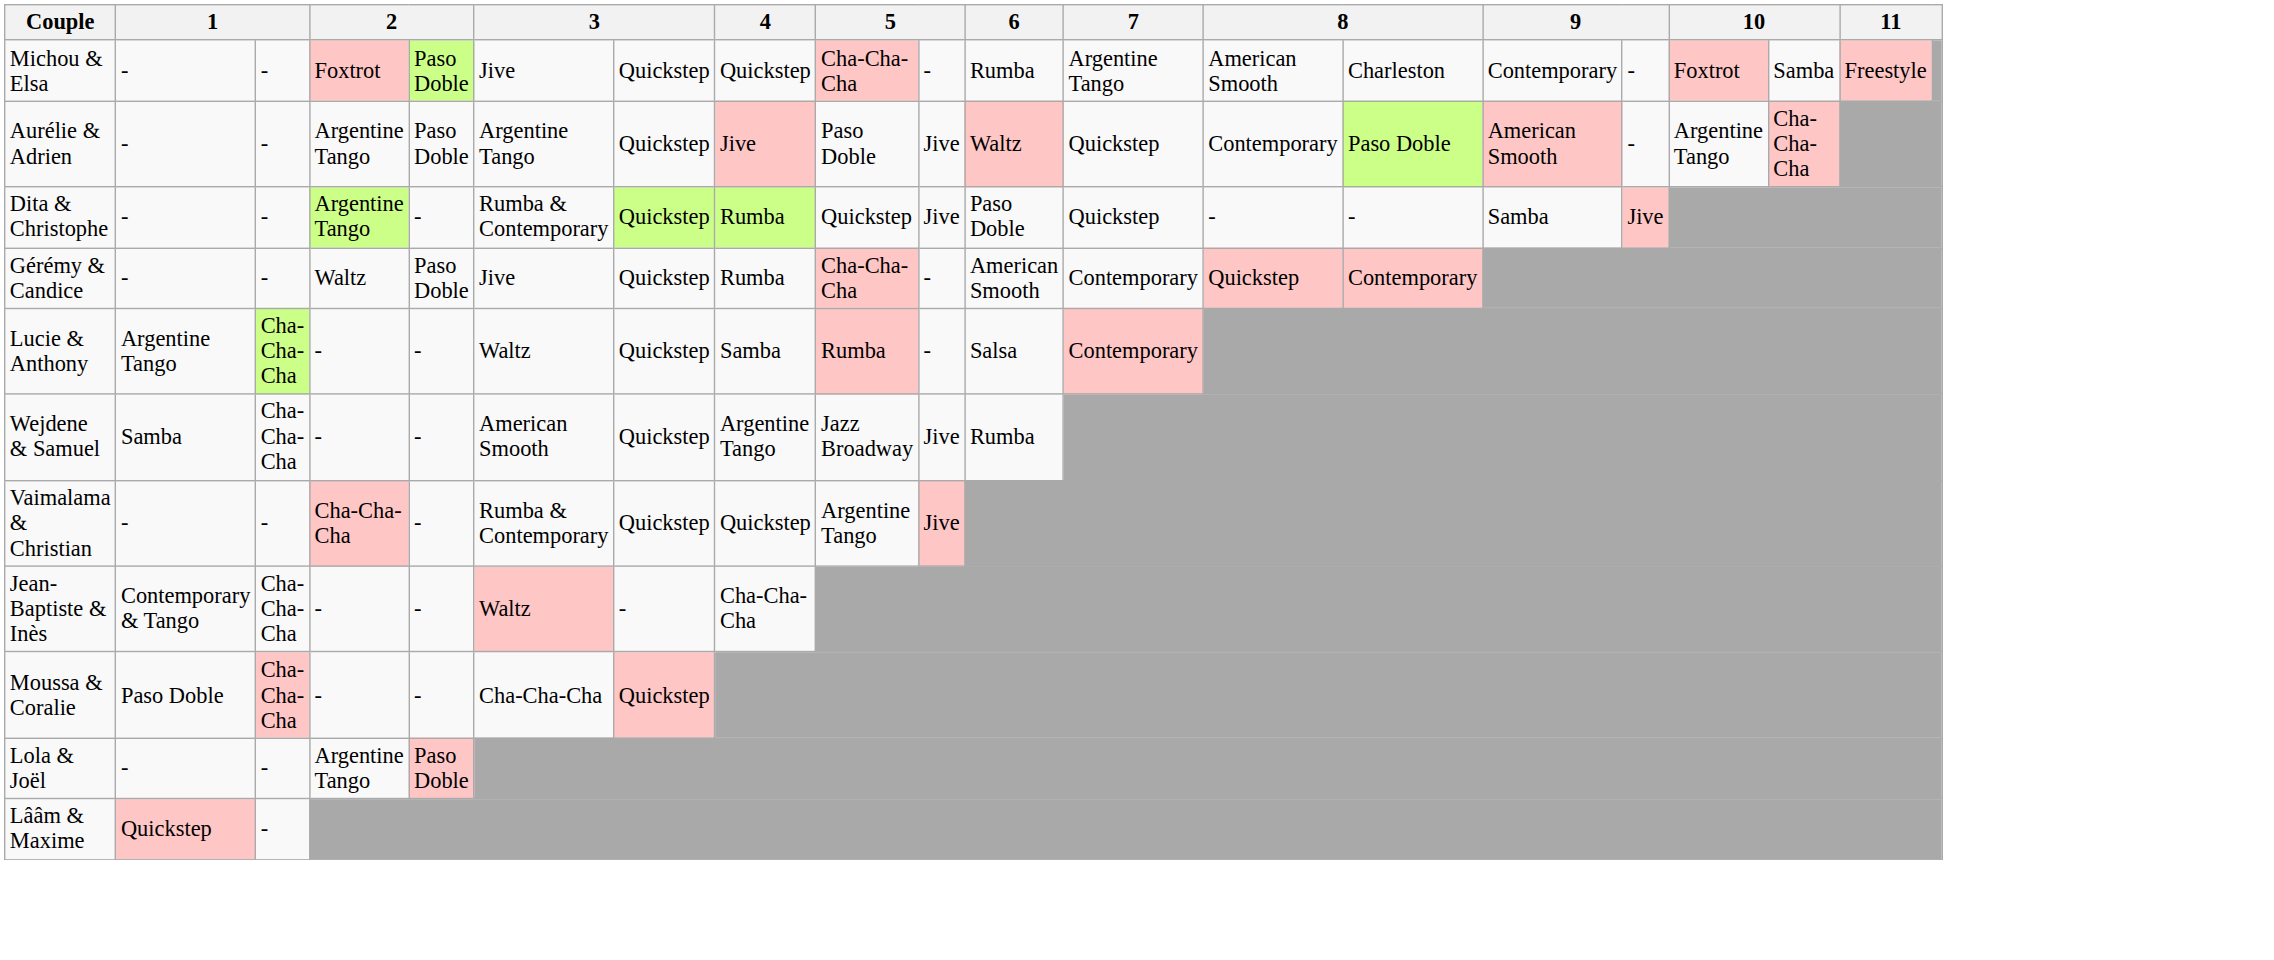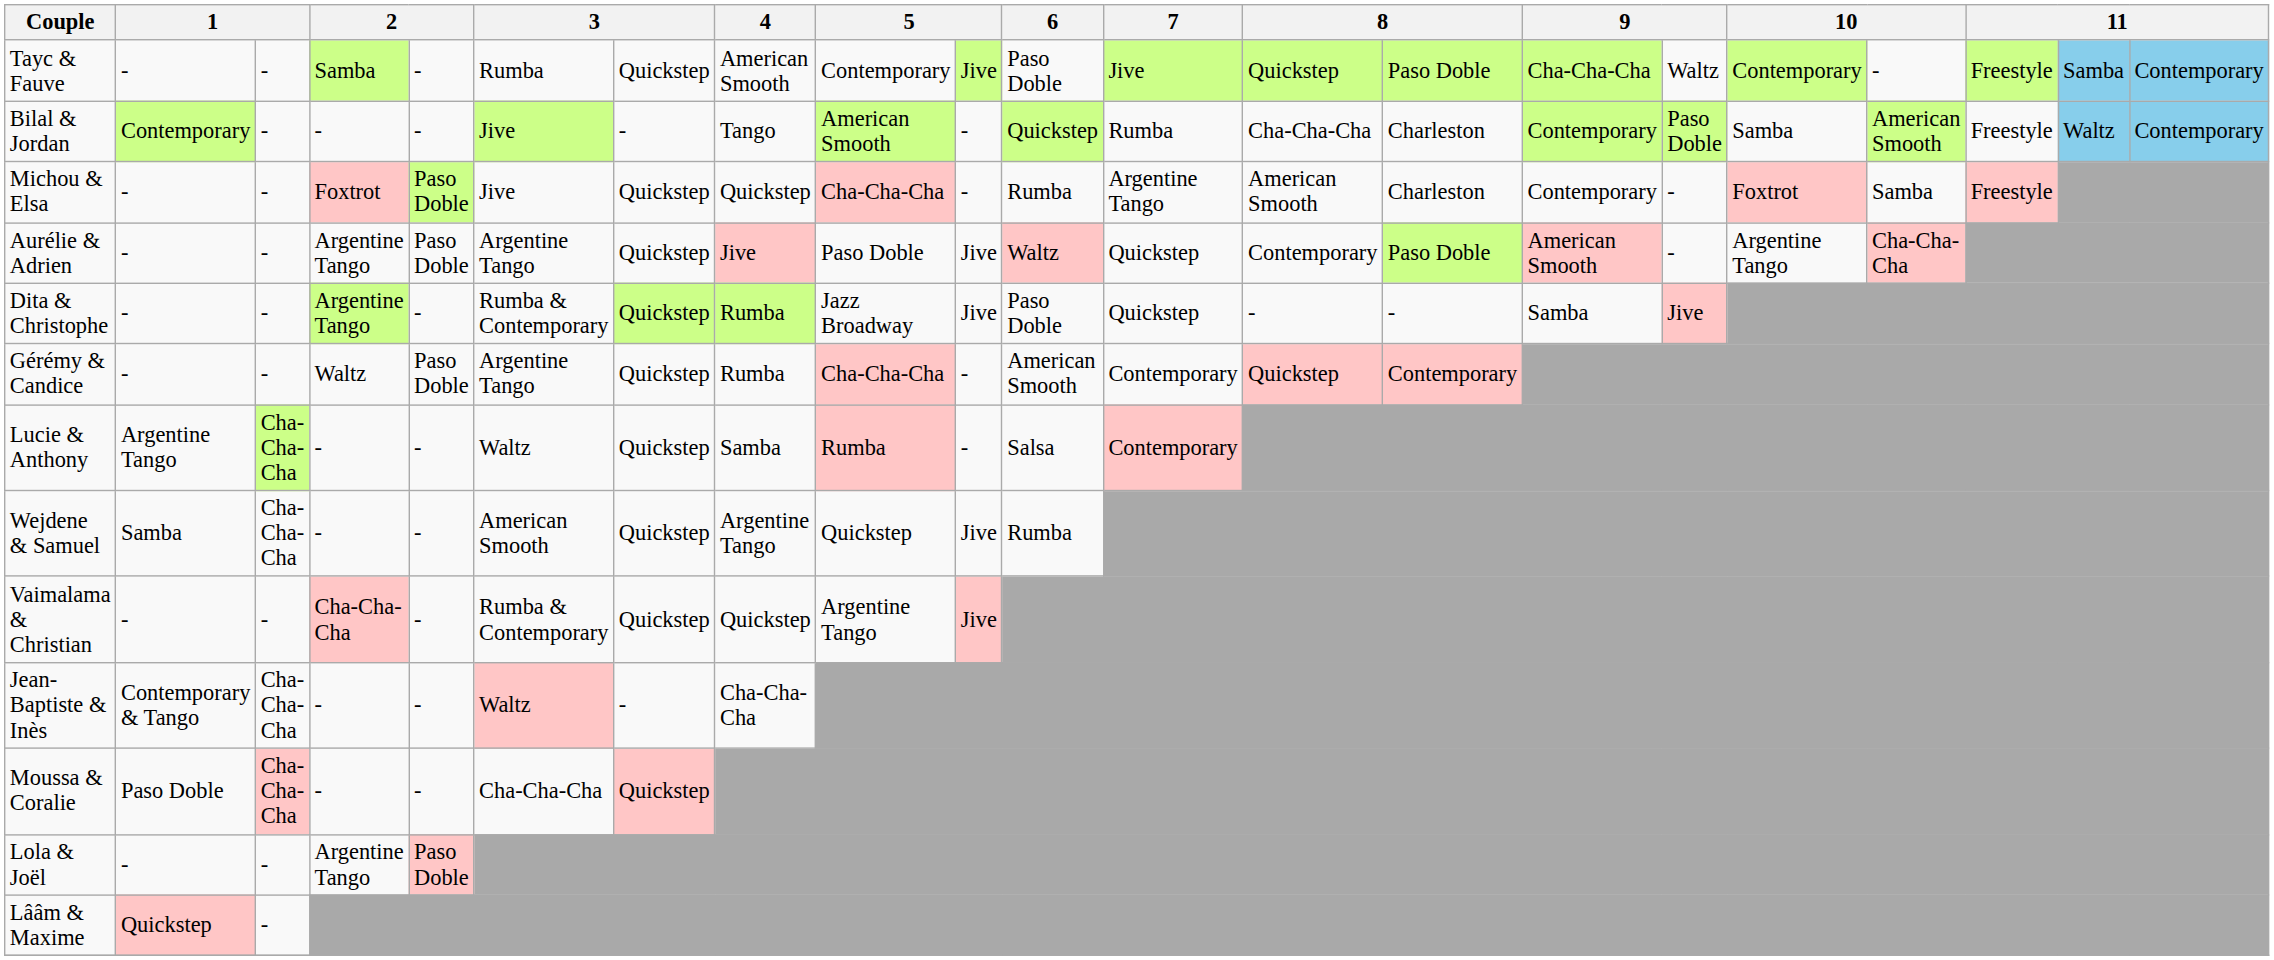+ row: (43, 70)
+ row: (43, 131)
(867, 217) Quickstep -> (867, 313) Jazz Broadway
(497, 277) Jive -> (524, 374) Argentine Tango
(867, 437) Jazz Broadway -> (867, 533) Quickstep
